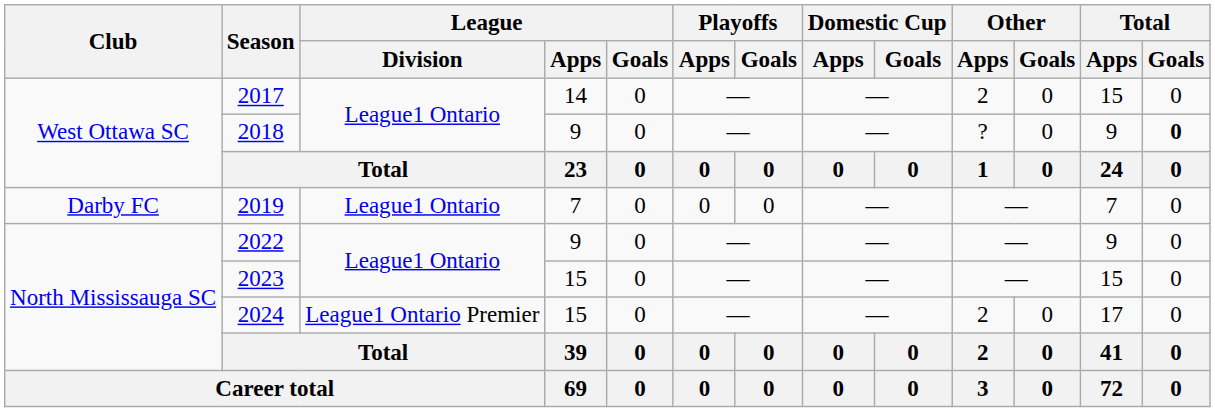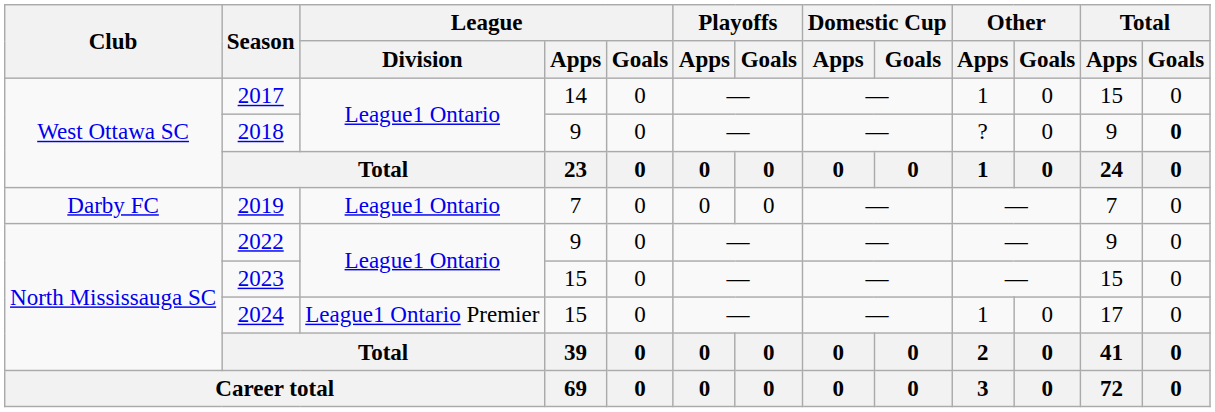(983, 95) 2 -> (983, 95) 1
(983, 315) 2 -> (983, 315) 1
